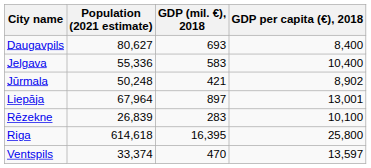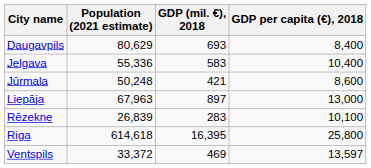(135, 44) 80,627 -> (135, 44) 80,629
(349, 81) 8,902 -> (349, 81) 8,600
(135, 99) 67,964 -> (135, 99) 67,963
(346, 99) 13,001 -> (346, 99) 13,000
(135, 154) 33,374 -> (135, 154) 33,372
(217, 154) 470 -> (217, 154) 469
